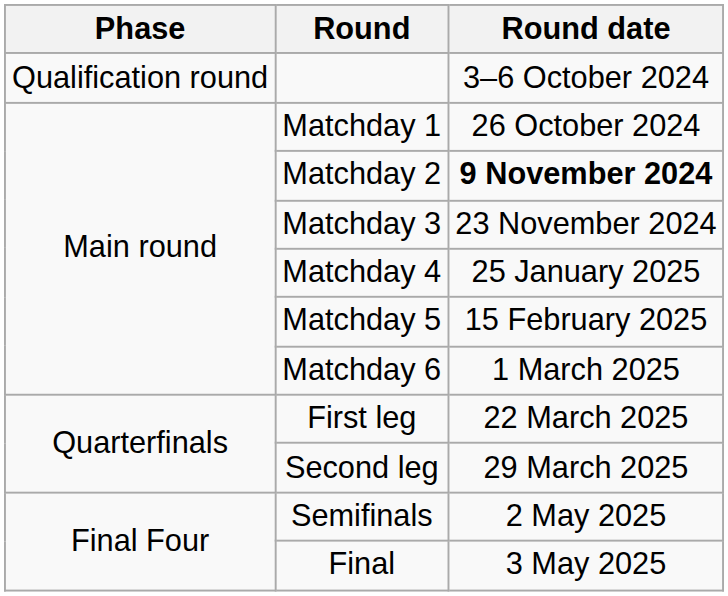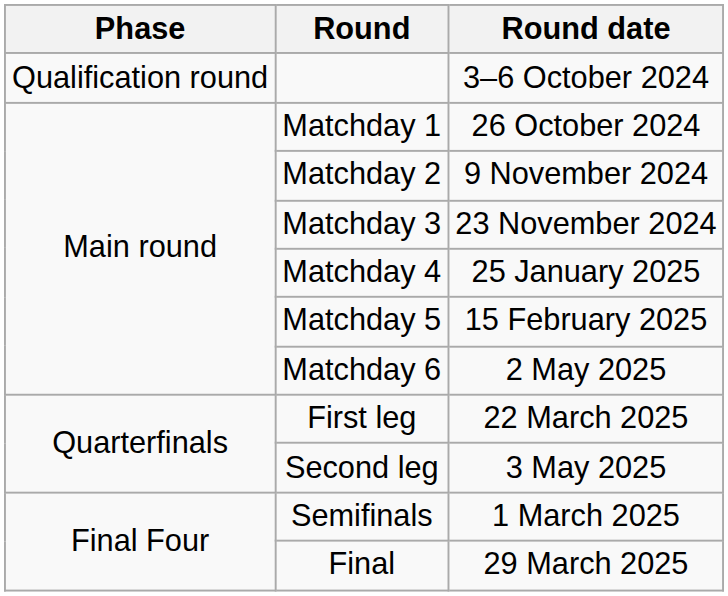(586, 175) bold -> (586, 175) normal
(586, 369) 1 March 2025 -> (586, 369) 2 May 2025
(586, 467) 29 March 2025 -> (586, 467) 3 May 2025
(586, 516) 2 May 2025 -> (586, 516) 1 March 2025
(586, 564) 3 May 2025 -> (586, 564) 29 March 2025
